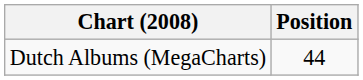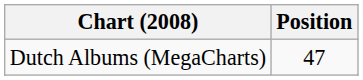(314, 57) 44 -> (314, 57) 47
